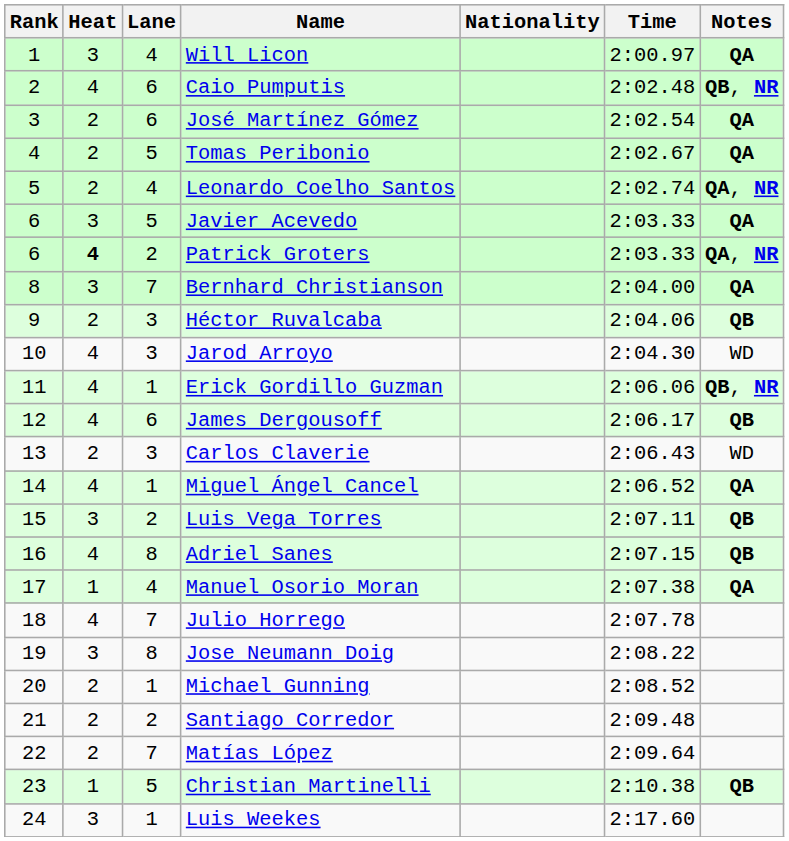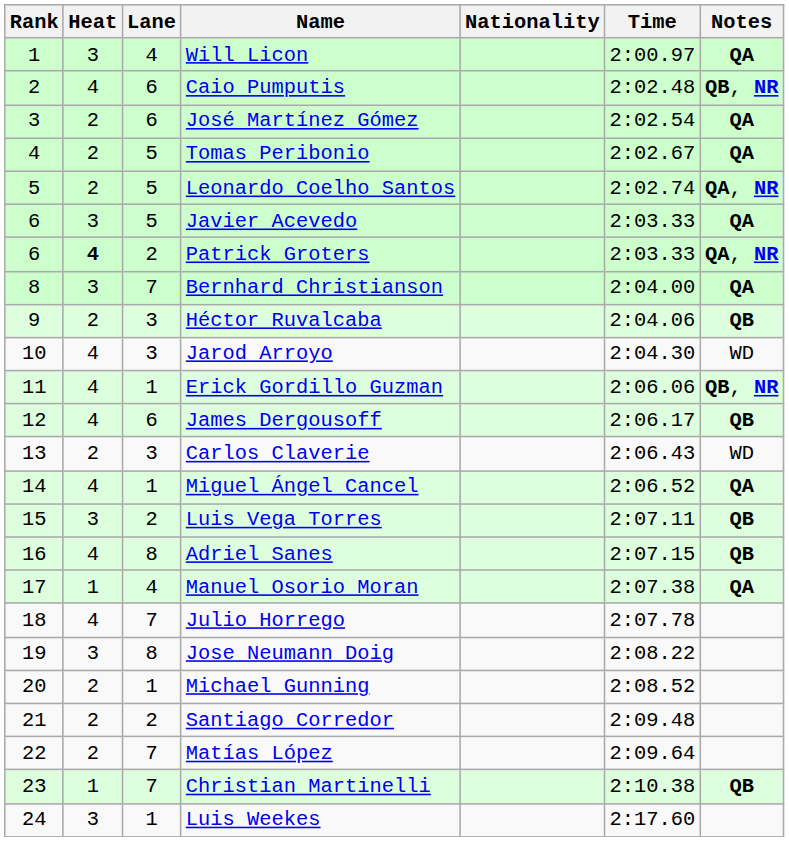(152, 188) 4 -> (152, 188) 5
(152, 786) 5 -> (152, 786) 7
